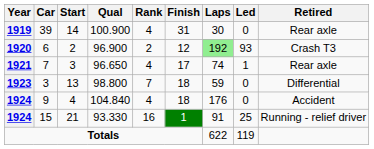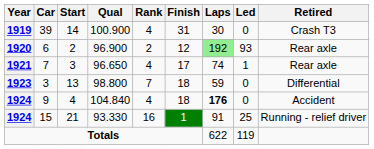(313, 30) Rear axle -> (313, 30) Crash T3
(313, 48) Crash T3 -> (313, 48) Rear axle
(218, 100) normal -> (218, 100) bold
